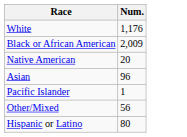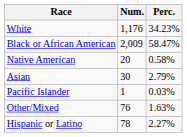+ column: (164, 12)
(125, 76) 96 -> (125, 76) 30
(125, 108) 56 -> (125, 108) 76
(125, 124) 80 -> (125, 124) 78
